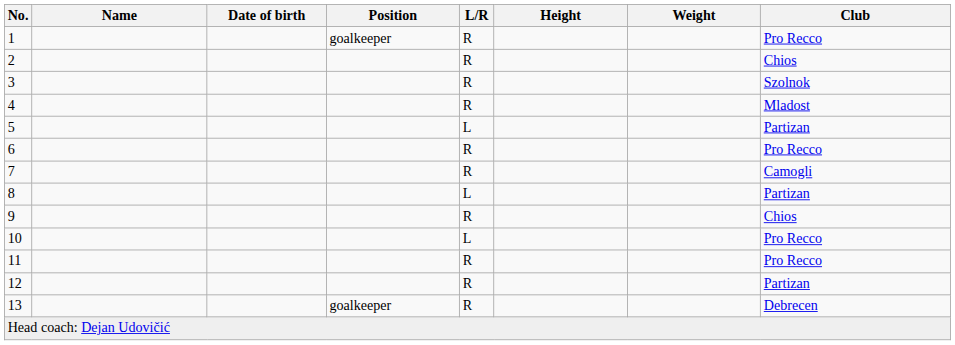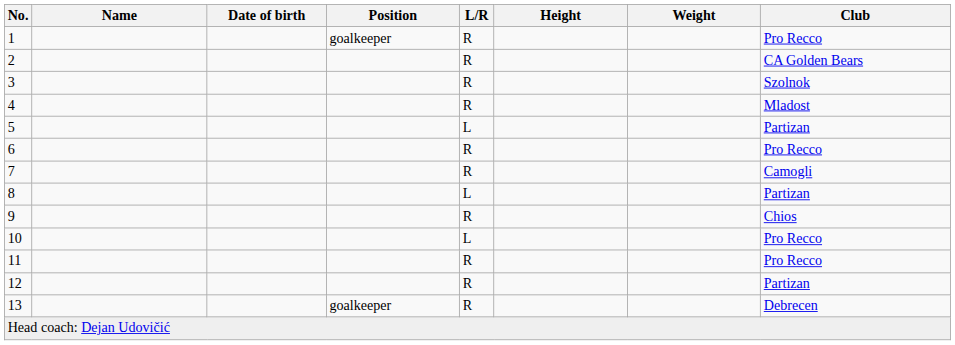(780, 60) Chios -> (813, 60) CA Golden Bears
